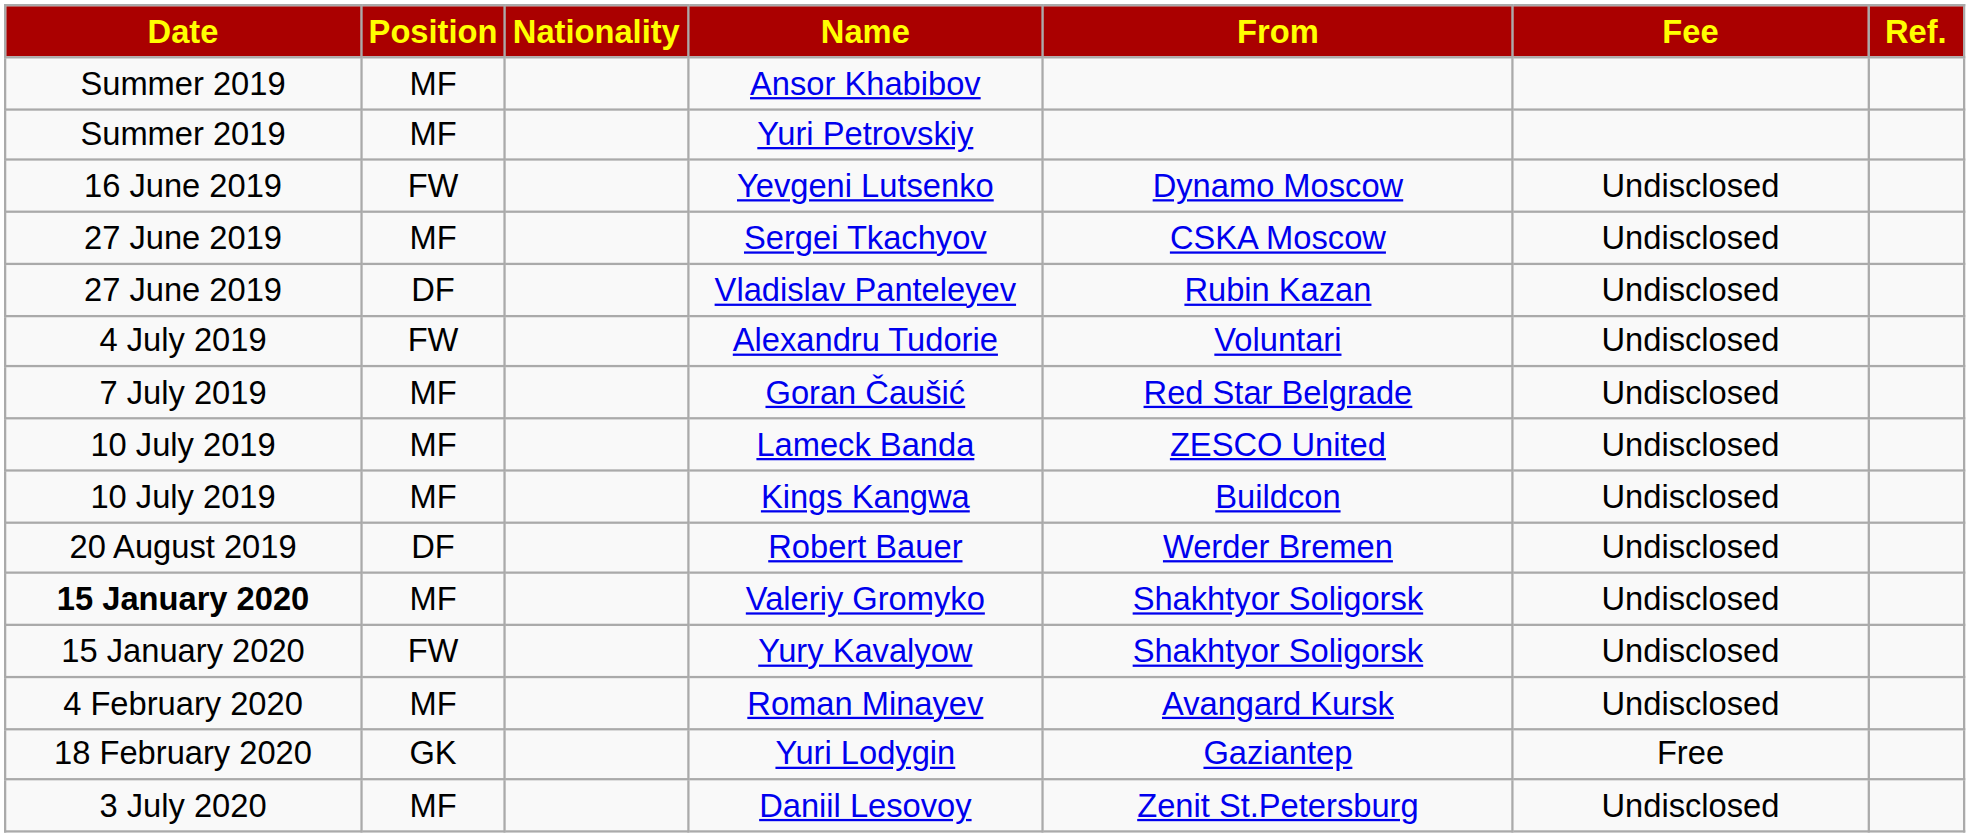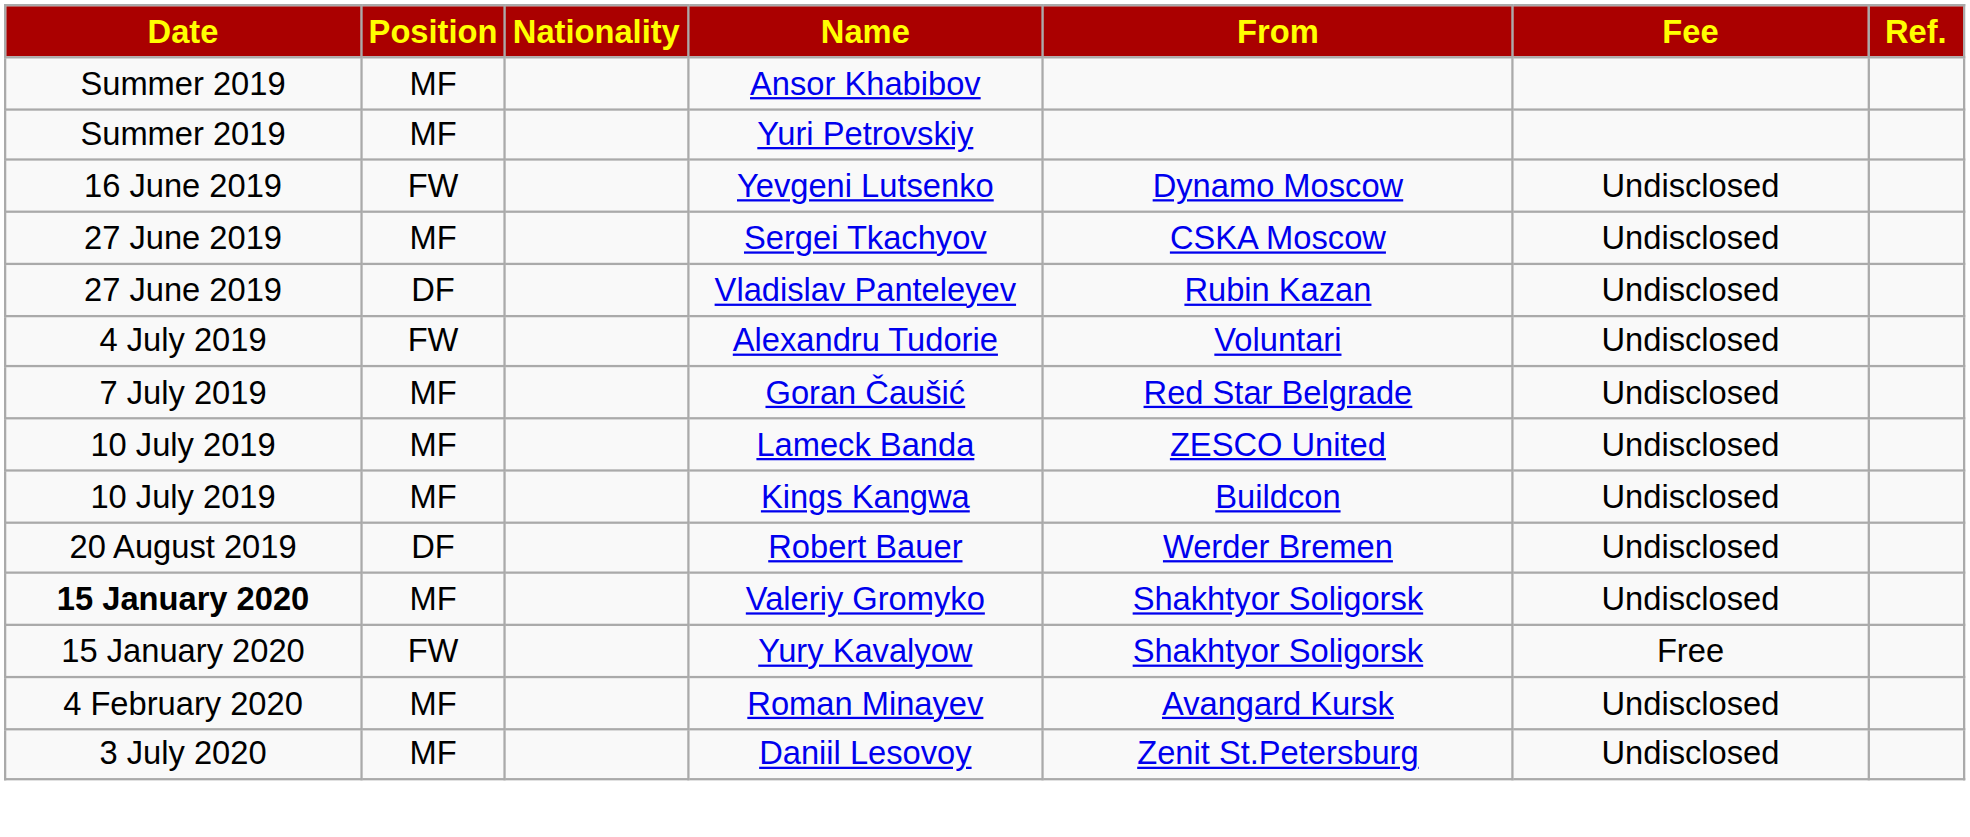(1690, 651) Undisclosed -> (1691, 651) Free
- row: (865, 754)
